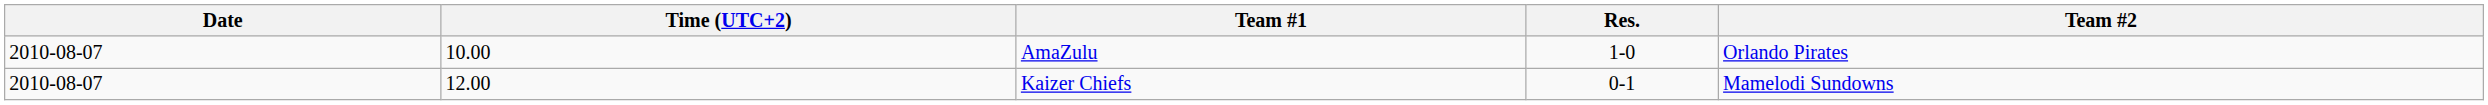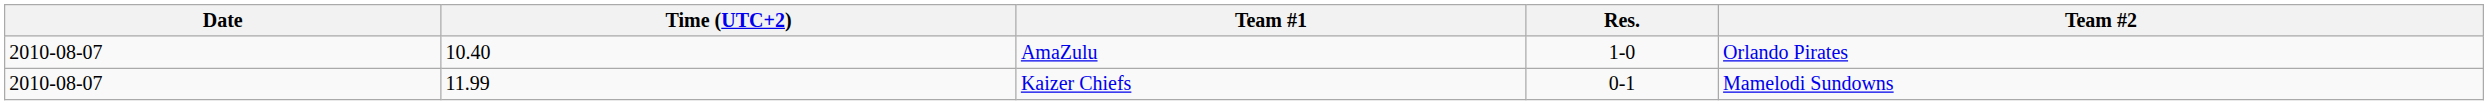(468, 52) 10.00 -> (468, 52) 10.40
(468, 83) 12.00 -> (468, 83) 11.99
